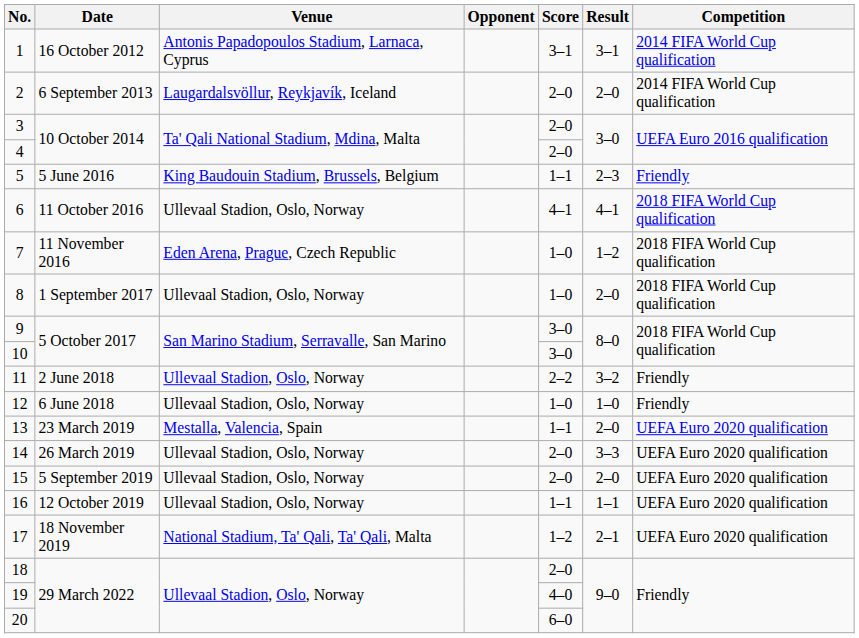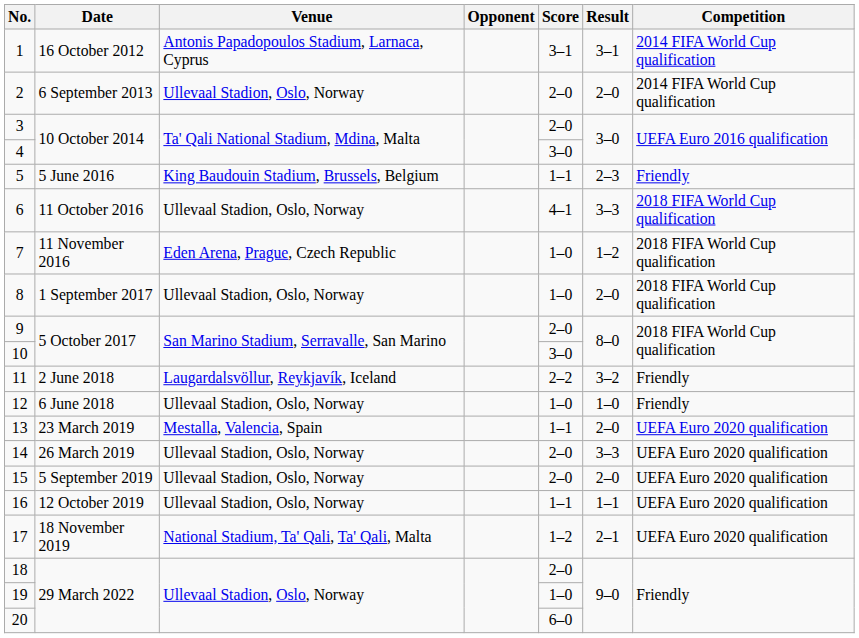(280, 93) Laugardalsvöllur, Reykjavík, Iceland -> (264, 93) Ullevaal Stadion, Oslo, Norway
(560, 151) 2–0 -> (560, 151) 3–0
(608, 210) 4–1 -> (608, 210) 3–3
(560, 328) 3–0 -> (560, 328) 2–0
(264, 378) Ullevaal Stadion, Oslo, Norway -> (280, 378) Laugardalsvöllur, Reykjavík, Iceland
(560, 595) 4–0 -> (560, 595) 1–0
